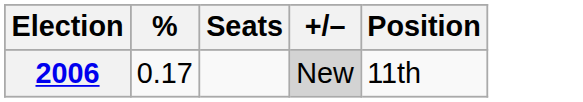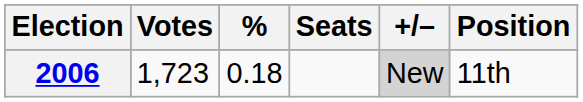+ column: (175, 27)
(165, 73) 0.17 -> (254, 73) 0.18
